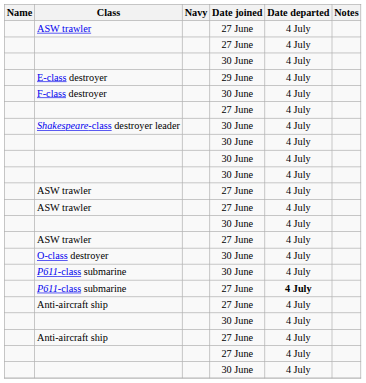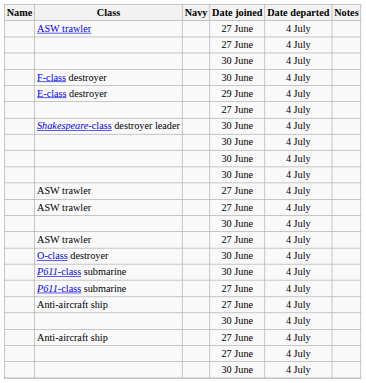rows swapped: (72, 77) <-> (72, 93)
(298, 288) bold -> (298, 288) normal
